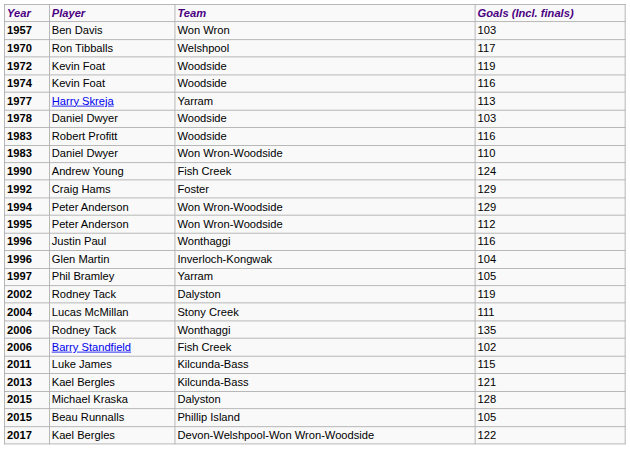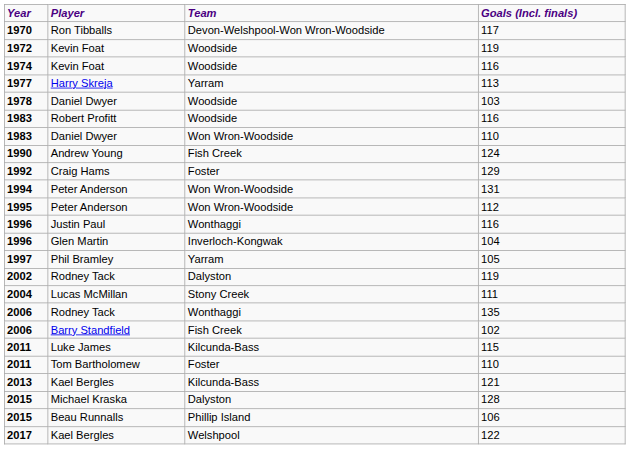- row: (19, 30)
(203, 48) Welshpool -> (286, 30) Devon-Welshpool-Won Wron-Woodside
(487, 206) 129 -> (490, 189) 131
+ row: (19, 364)
(487, 417) 105 -> (490, 417) 106
(276, 435) Devon-Welshpool-Won Wron-Woodside -> (214, 435) Welshpool
